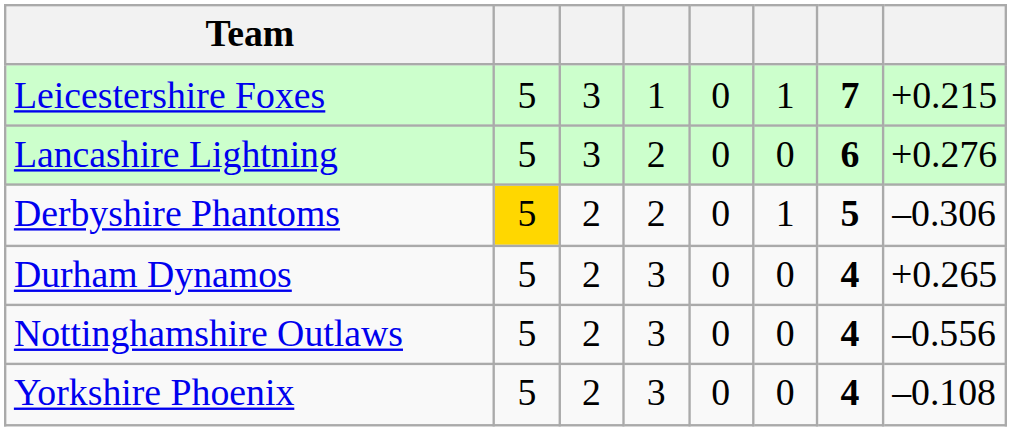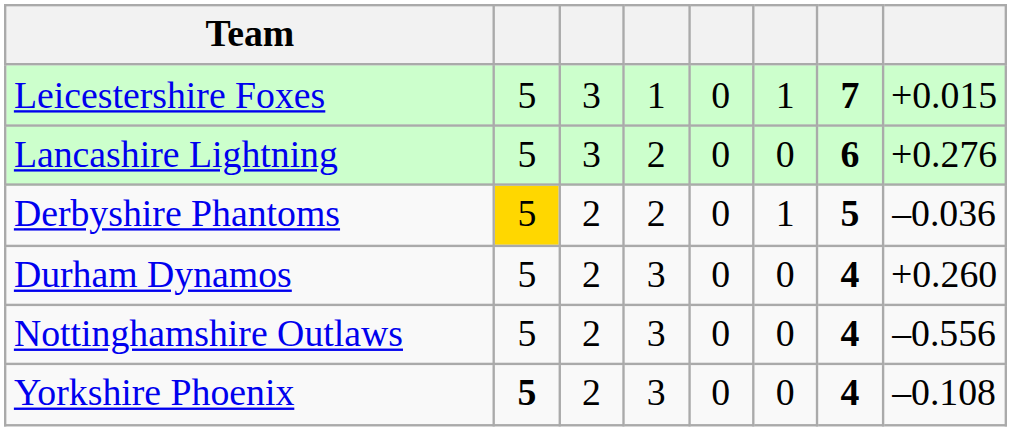(944, 94) +0.215 -> (944, 94) +0.015
(944, 214) –0.306 -> (944, 214) –0.036
(944, 273) +0.265 -> (944, 273) +0.260
(527, 393) normal -> (527, 393) bold
